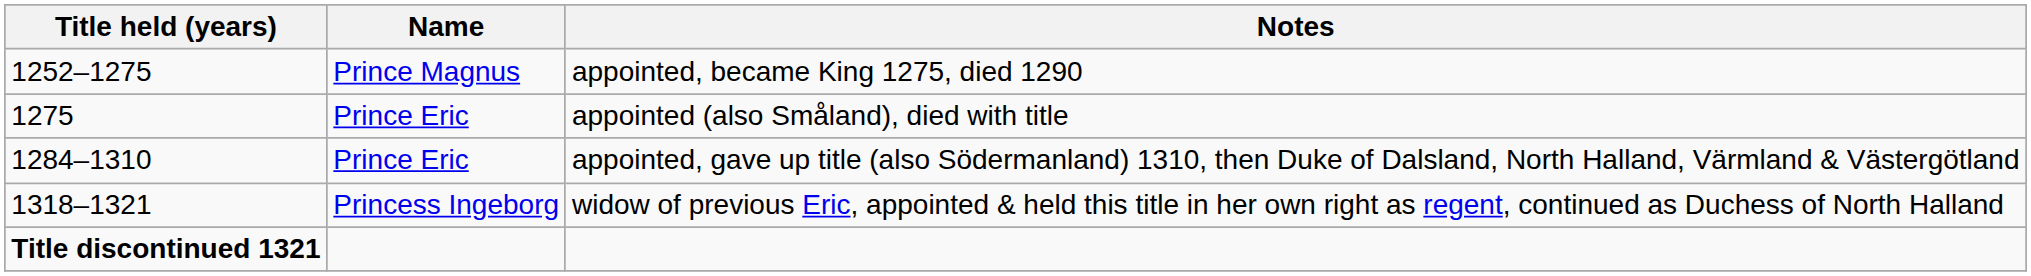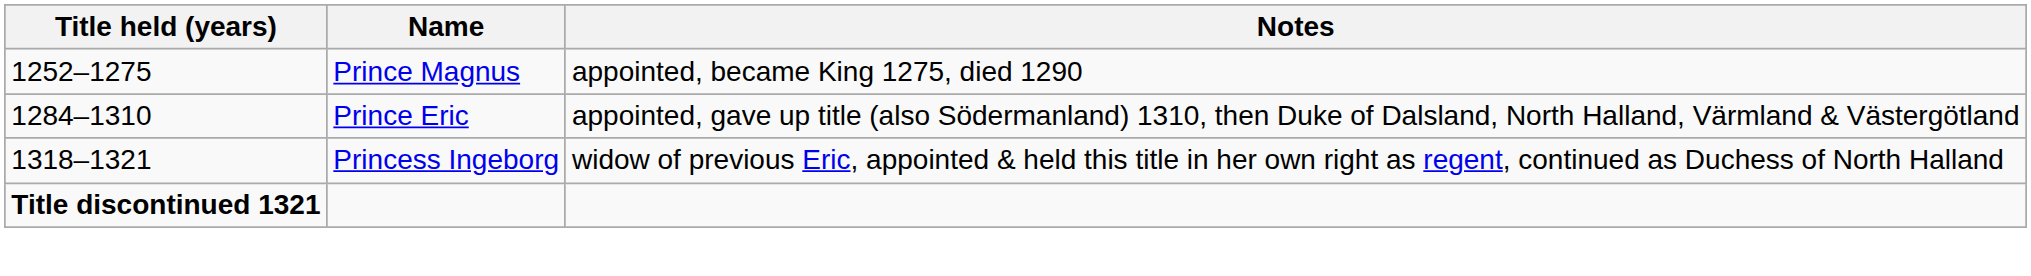- row: (820, 115)
